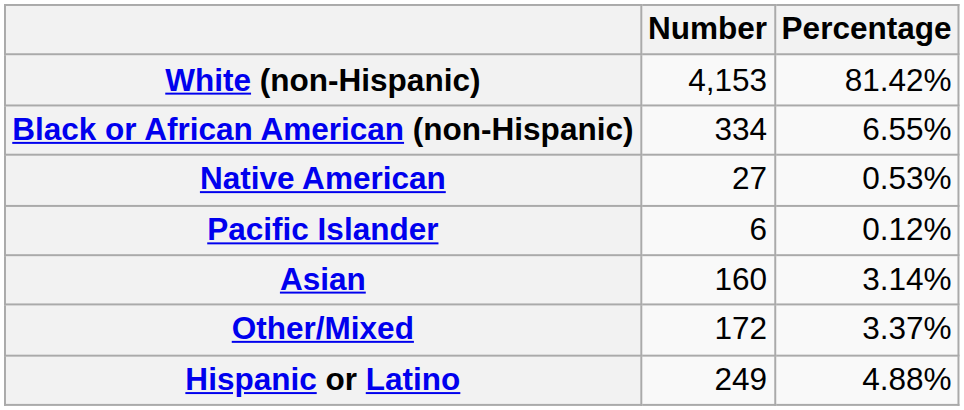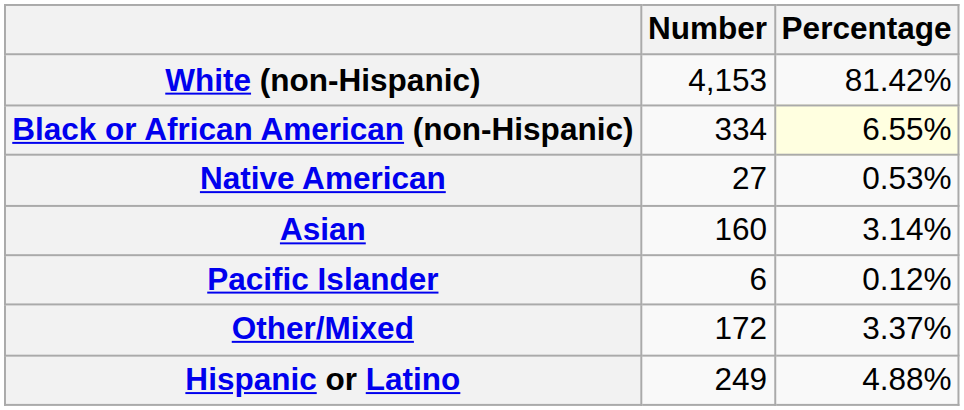(907, 129) no background -> (907, 129) lightyellow background
rows swapped: (323, 279) <-> (323, 229)
